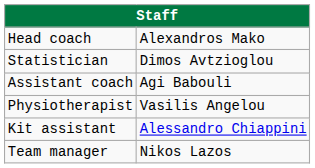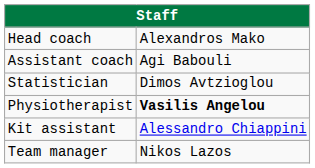rows swapped: (70, 84) <-> (58, 61)
(202, 107) normal -> (202, 107) bold
